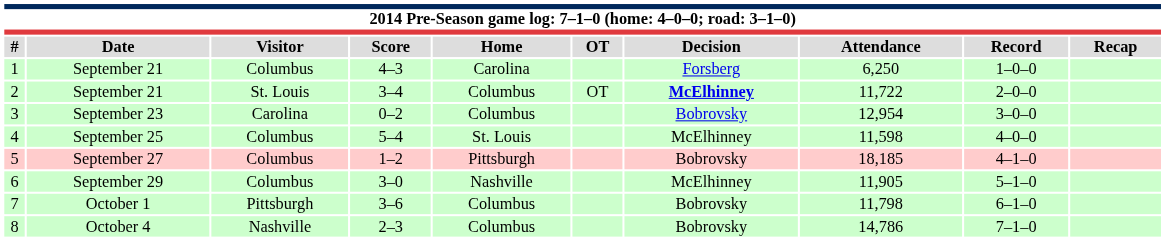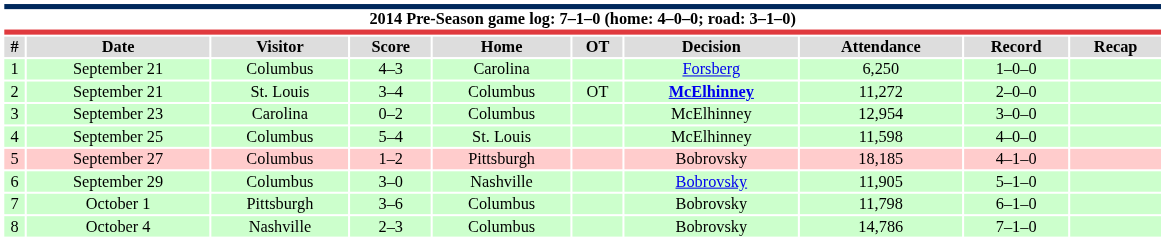(881, 91) 11,722 -> (881, 91) 11,272
(711, 114) Bobrovsky -> (711, 114) McElhinney
(711, 181) McElhinney -> (711, 181) Bobrovsky
